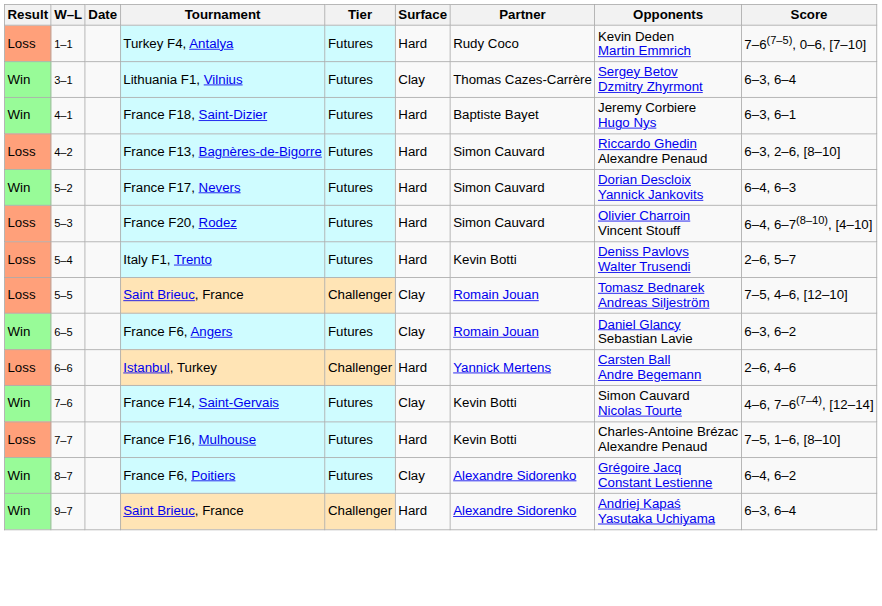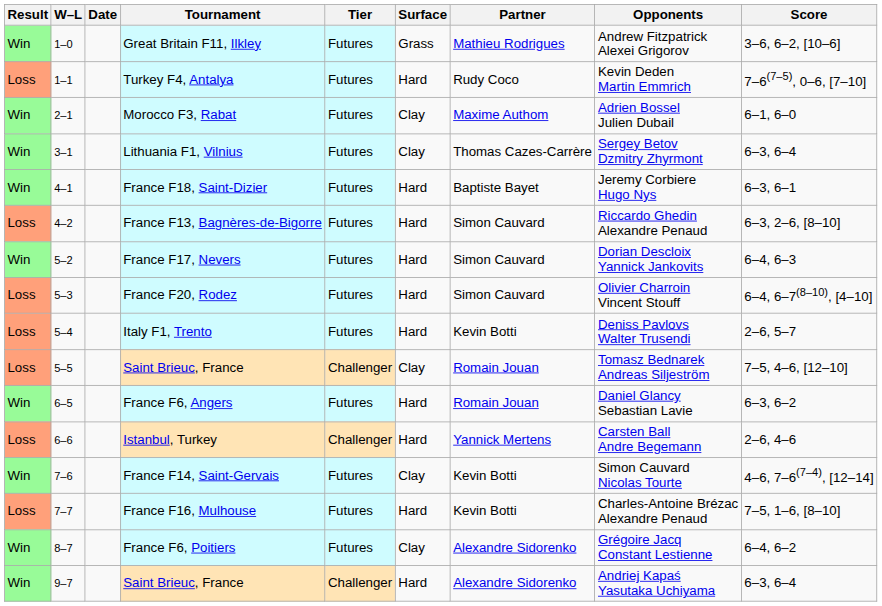+ row: (63, 44)
+ row: (63, 116)
(412, 331) Clay -> (413, 403) Hard
